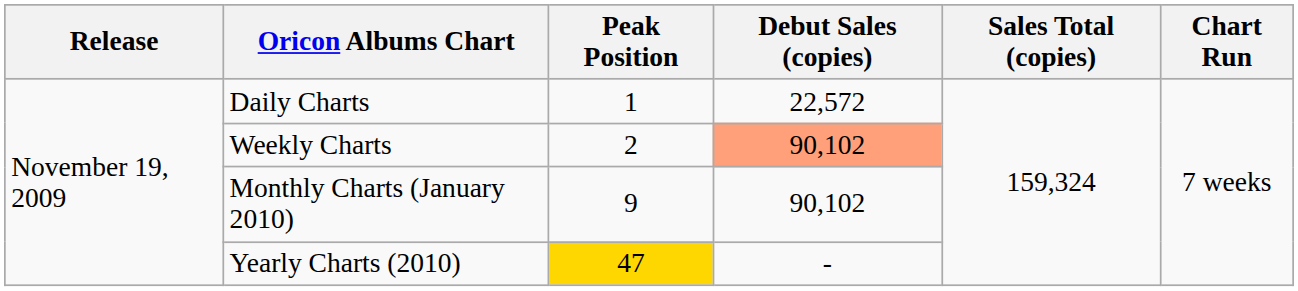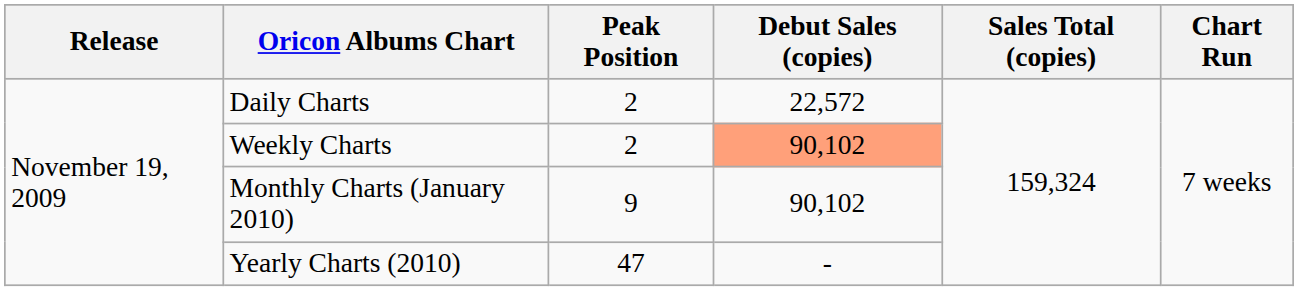(631, 100) 1 -> (631, 100) 2
(631, 262) gold background -> (631, 262) no background
